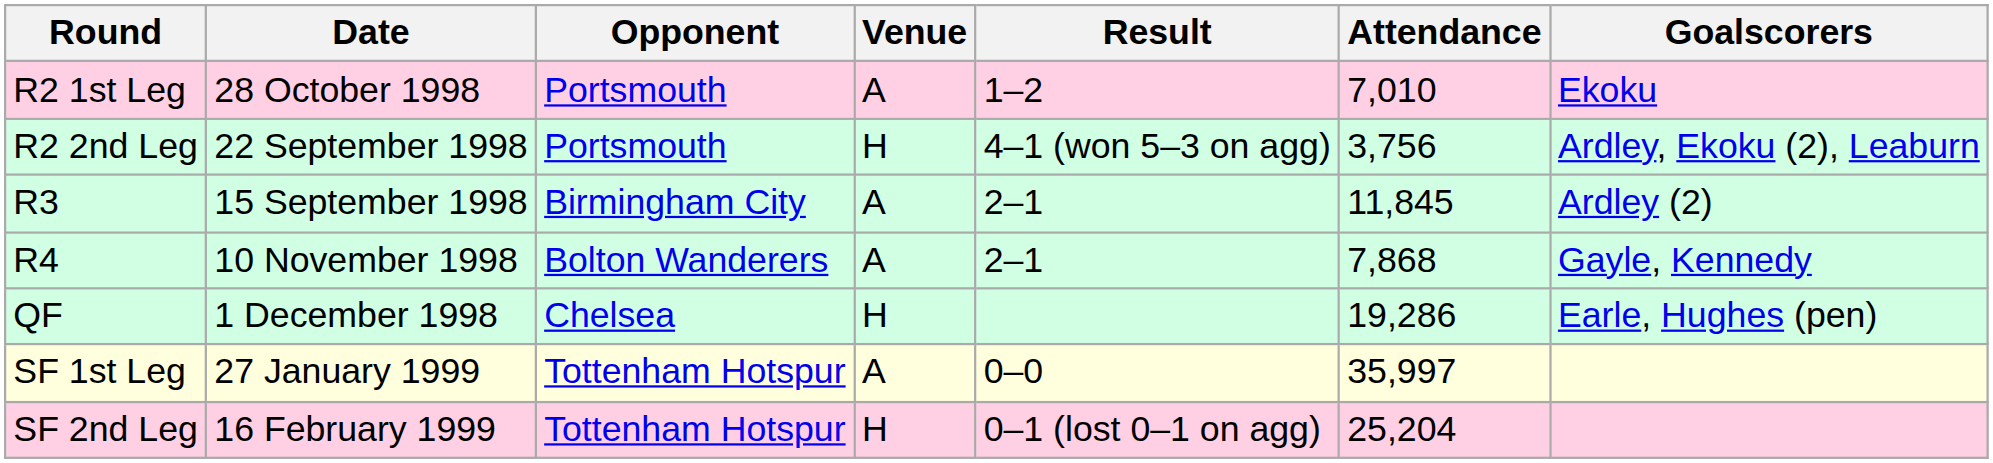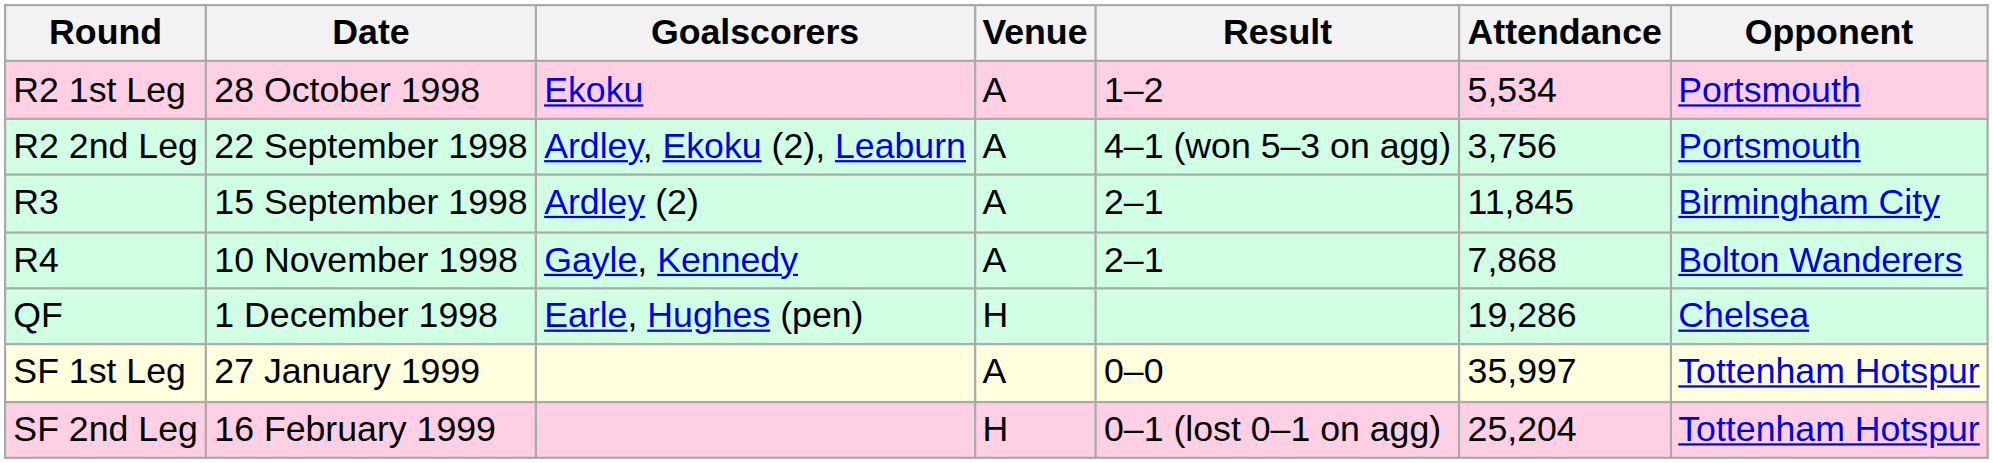columns swapped: (695, 32) <-> (1769, 32)
(1392, 89) 7,010 -> (1512, 89) 5,534
(875, 145) H -> (994, 145) A
